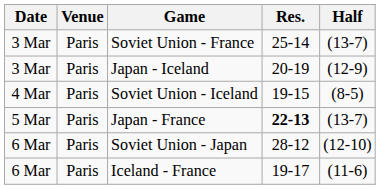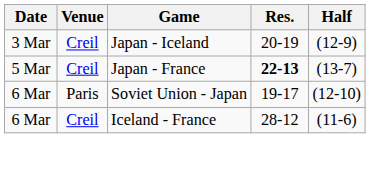- row: (183, 42)
(82, 68) Paris -> (82, 42) Creil
- row: (184, 94)
(82, 119) Paris -> (82, 68) Creil
(291, 145) 28-12 -> (280, 94) 19-17
(82, 171) Paris -> (82, 119) Creil
(291, 171) 19-17 -> (280, 119) 28-12
